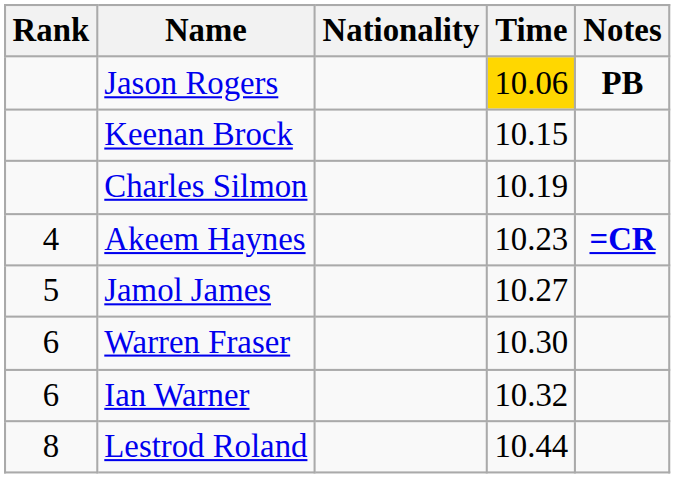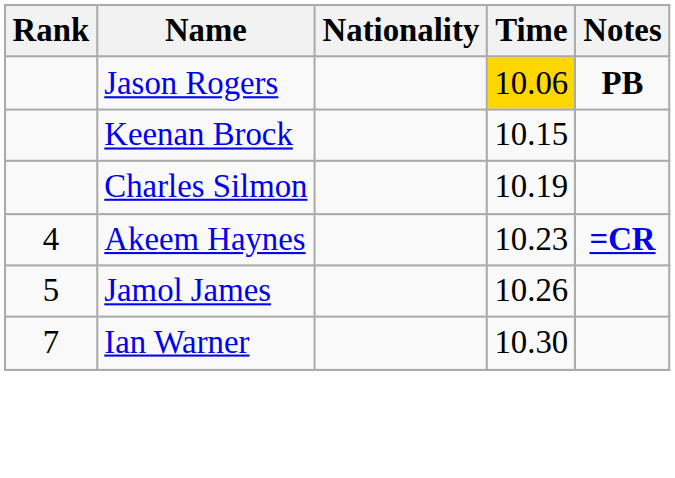(531, 290) 10.27 -> (531, 290) 10.26
- row: (197, 342)
(51, 394) 6 -> (51, 342) 7
(531, 394) 10.32 -> (531, 342) 10.30
- row: (206, 446)
